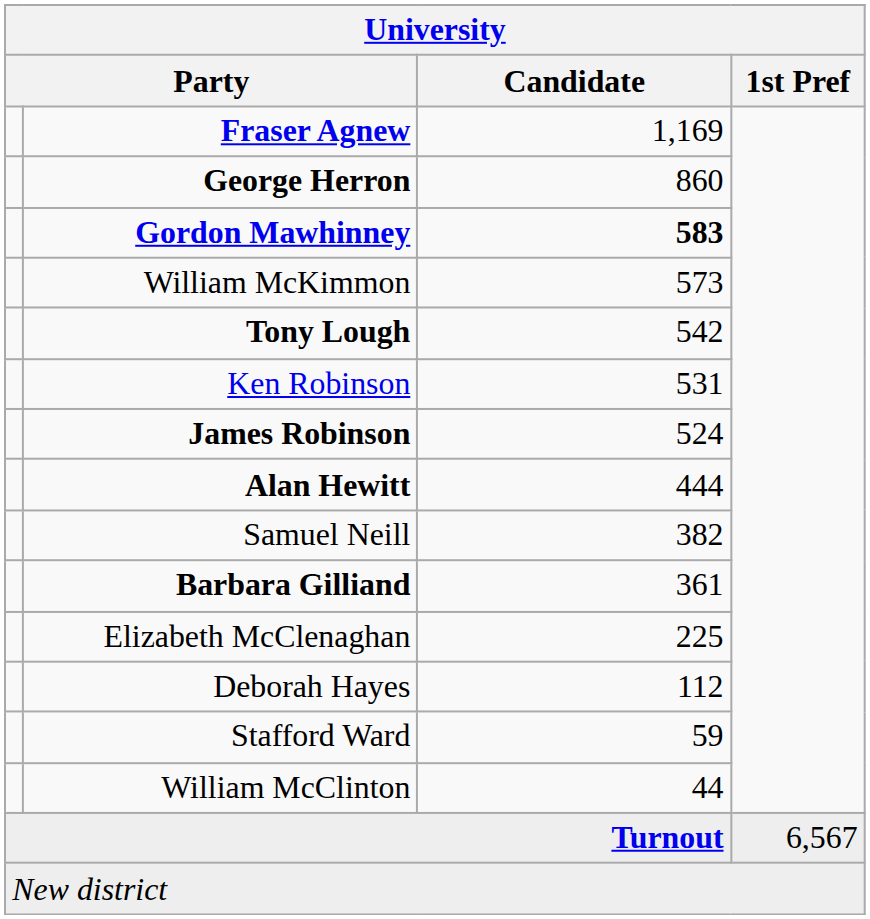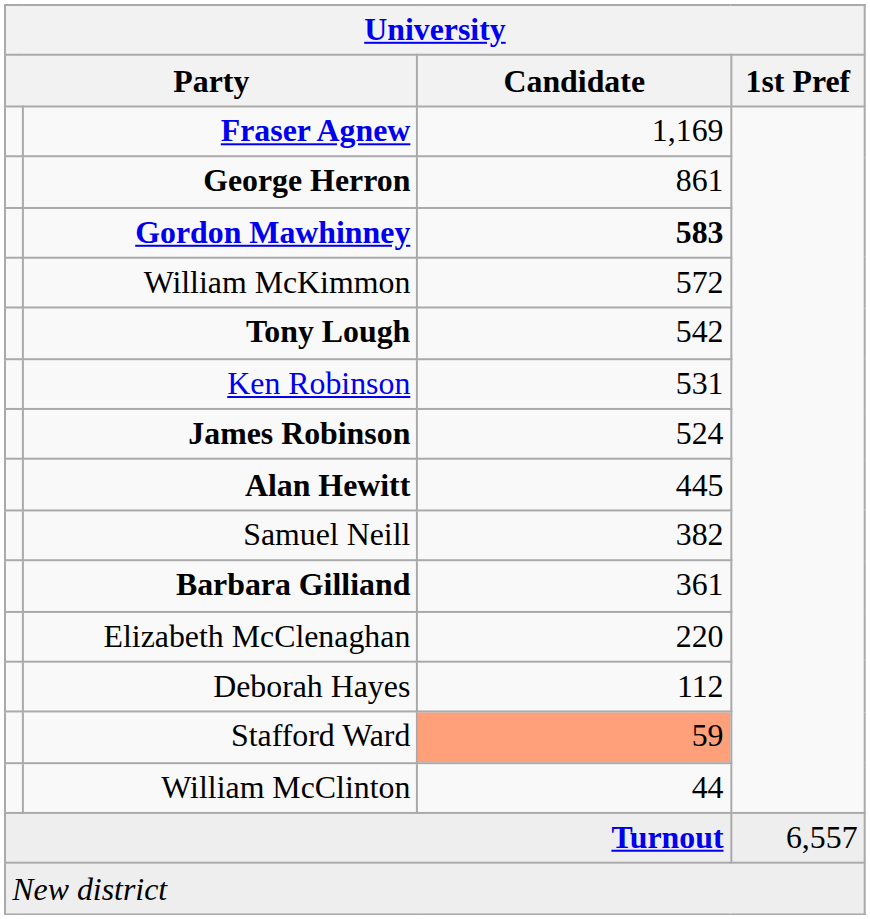(700, 181) 860 -> (700, 181) 861
(700, 282) 573 -> (700, 282) 572
(700, 484) 444 -> (700, 484) 445
(700, 635) 225 -> (700, 635) 220
(708, 736) no background -> (708, 736) lightsalmon background
(822, 837) 6,567 -> (822, 837) 6,557
